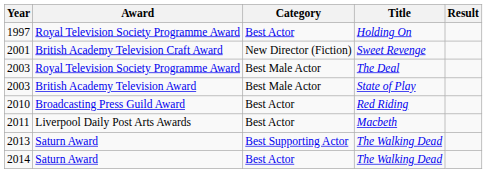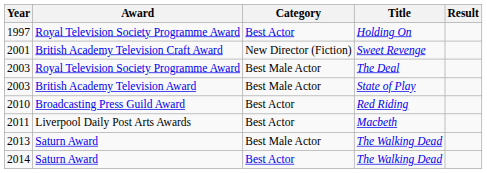(297, 141) Best Supporting Actor -> (283, 141) Best Male Actor
